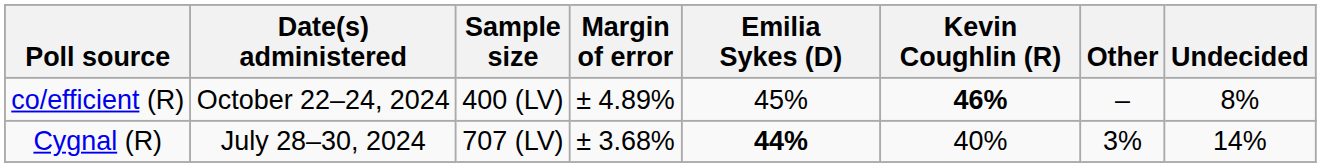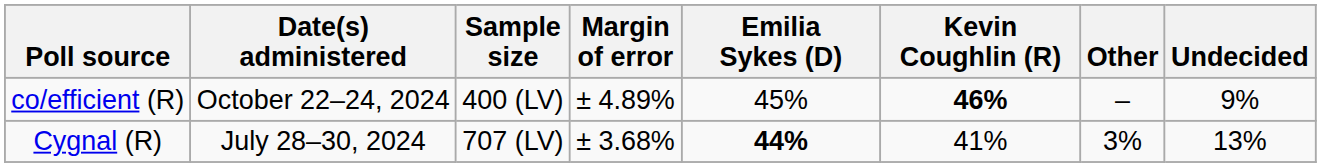(1240, 99) 8% -> (1240, 99) 9%
(981, 142) 40% -> (981, 142) 41%
(1240, 142) 14% -> (1240, 142) 13%
